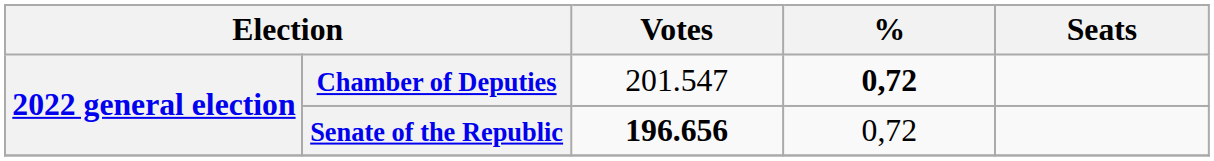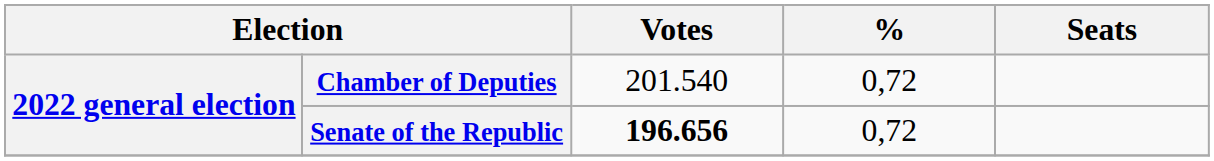(677, 79) 201.547 -> (677, 79) 201.540
(889, 79) bold -> (889, 79) normal
